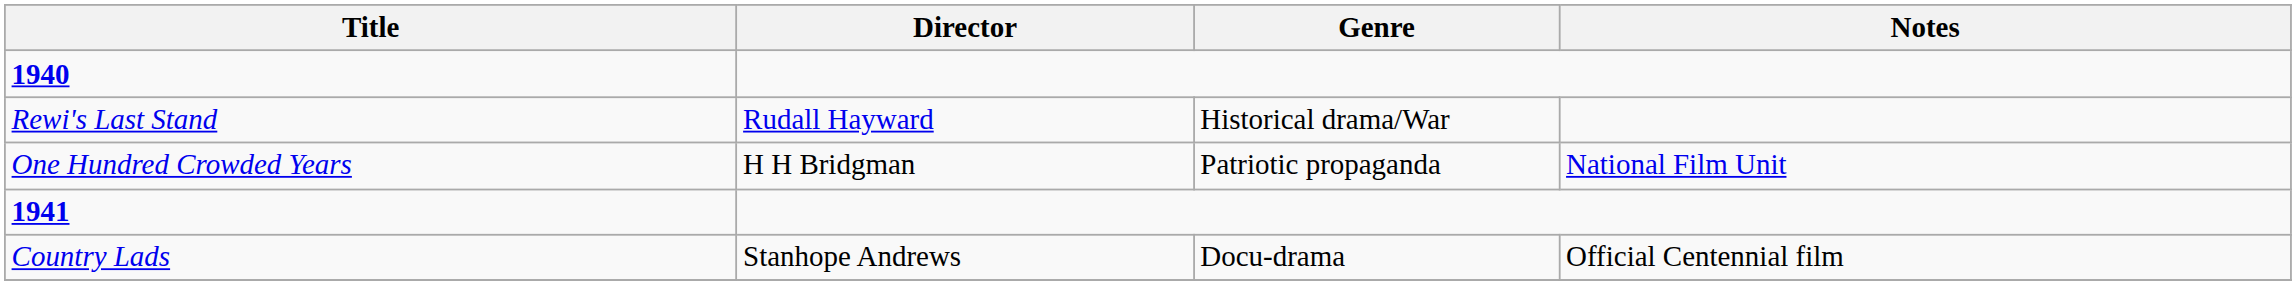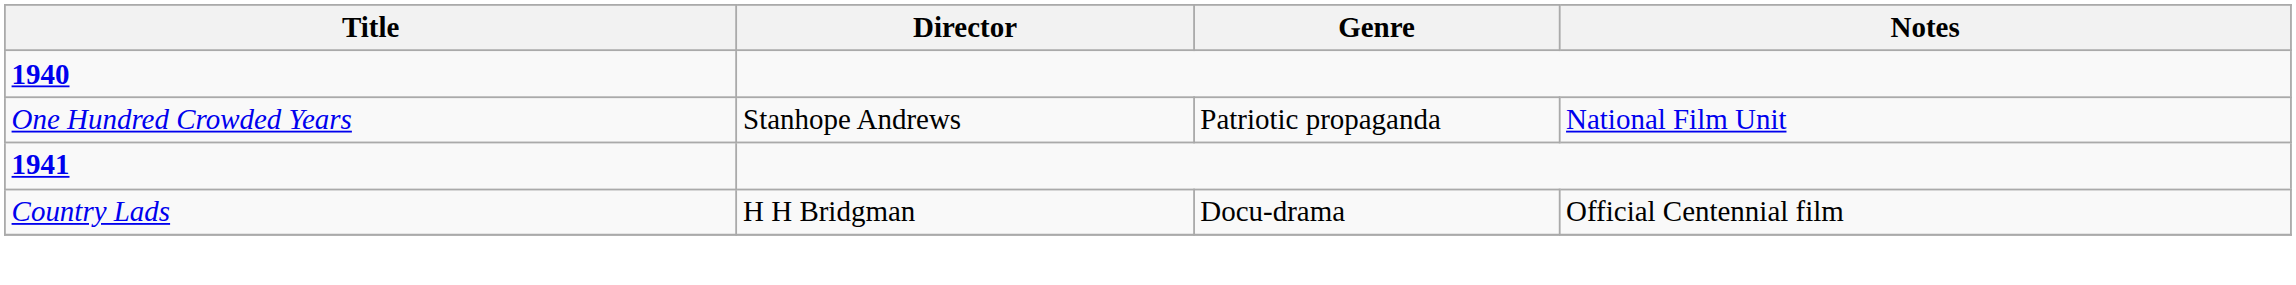- row: (114, 119)
(829, 165) H H Bridgman -> (852, 119) Stanhope Andrews
(852, 257) Stanhope Andrews -> (829, 211) H H Bridgman
